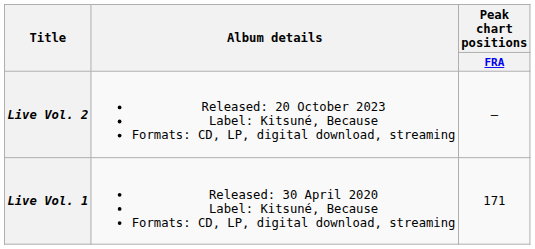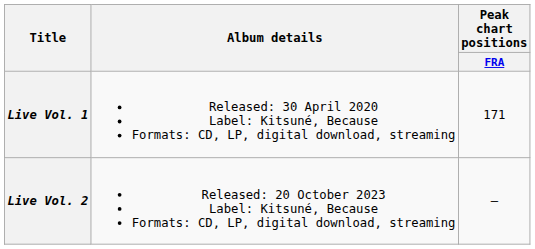rows swapped: (48, 201) <-> (48, 114)
